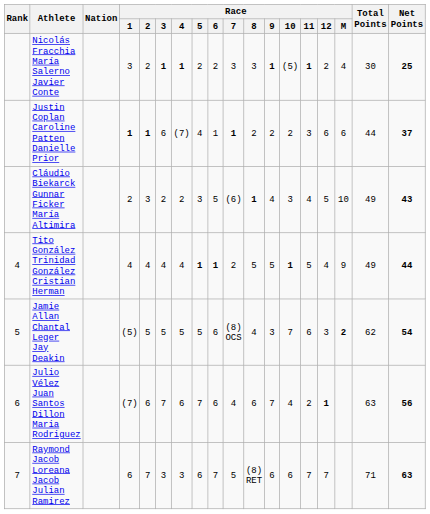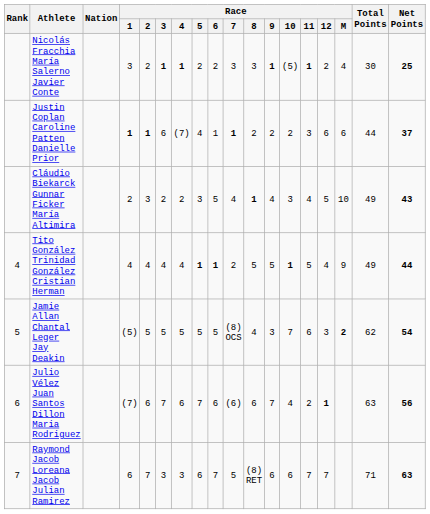(234, 200) (6) -> (234, 200) 4
(215, 332) 6 -> (215, 332) 5
(234, 404) 4 -> (234, 404) (6)
